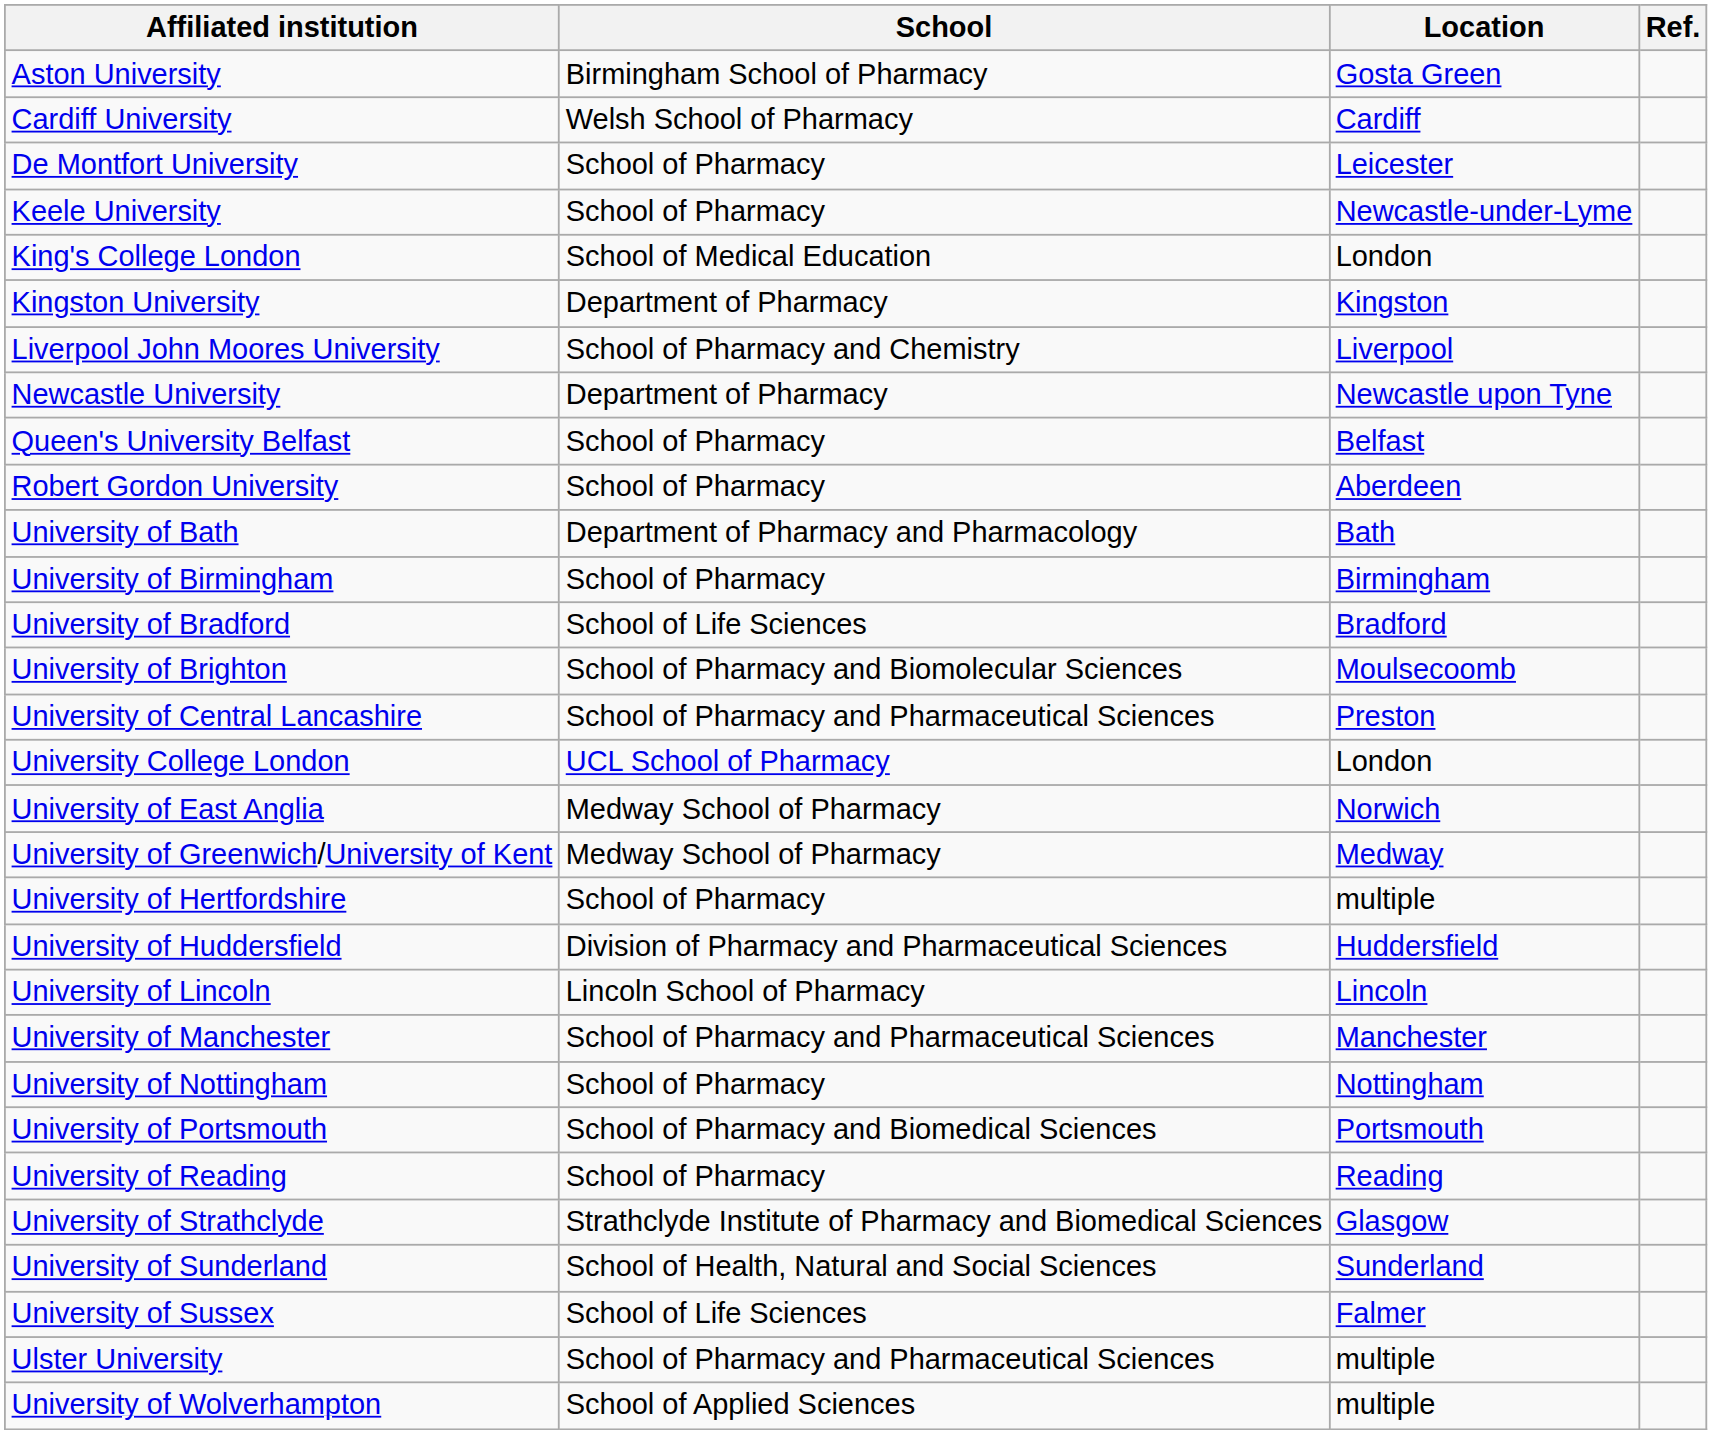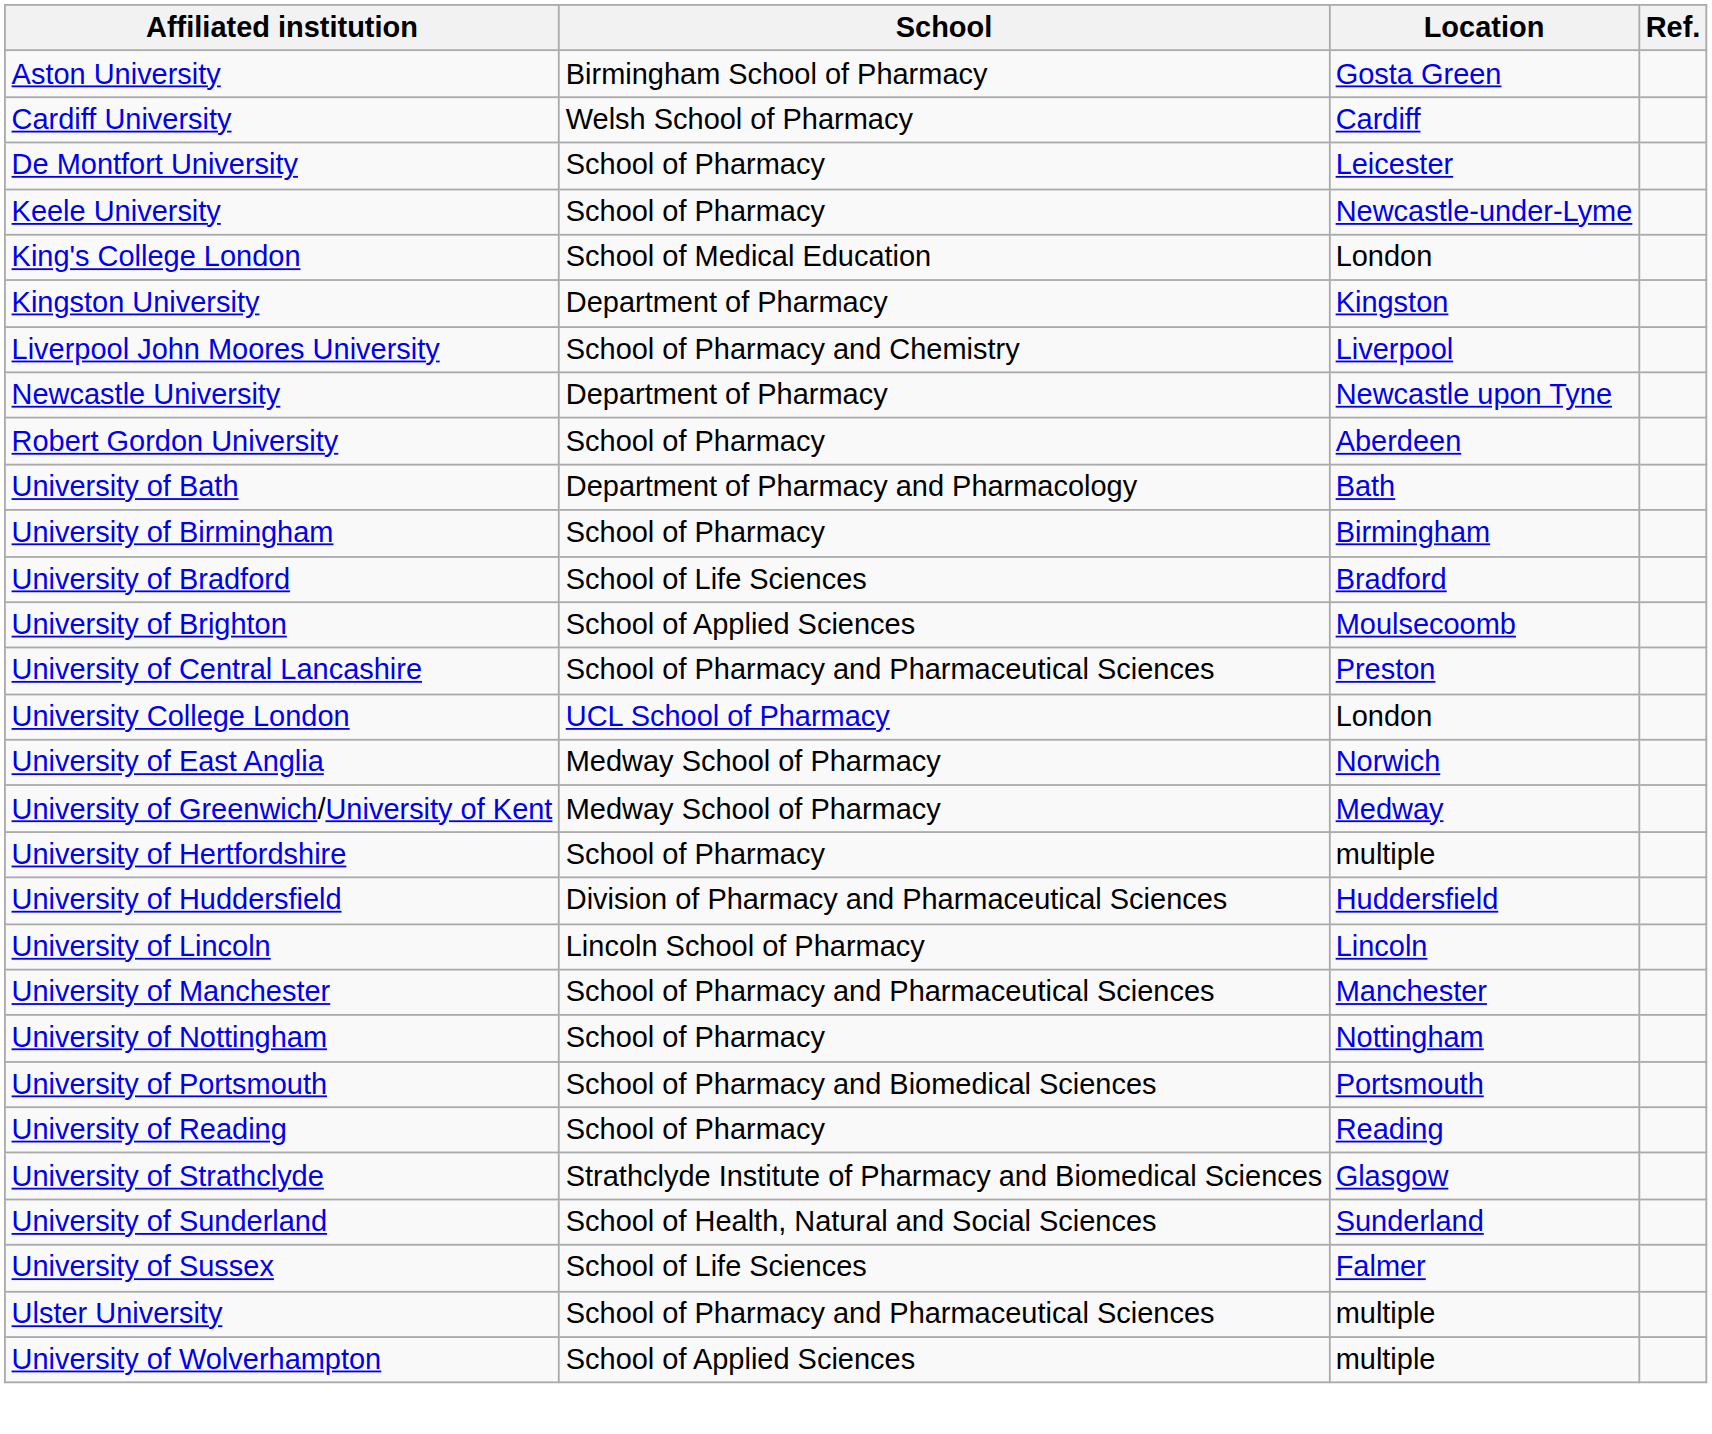- row: (181, 440)
(874, 670) School of Pharmacy and Biomolecular Sciences -> (740, 624) School of Applied Sciences
